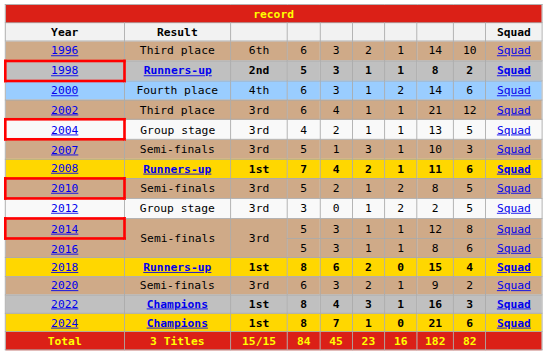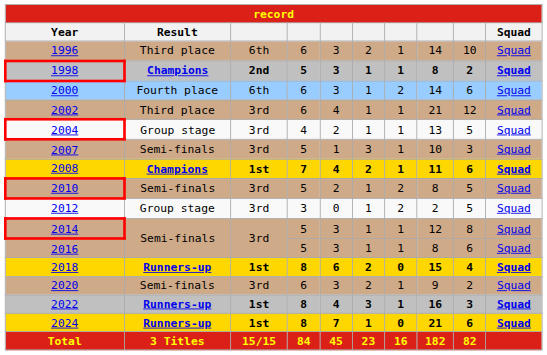(178, 71) Runners-up -> (178, 71) Champions
(259, 90) 4th -> (259, 90) 6th
(177, 169) Runners-up -> (177, 169) Champions
(177, 304) Champions -> (177, 304) Runners-up
(177, 323) Champions -> (177, 323) Runners-up
